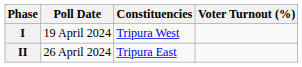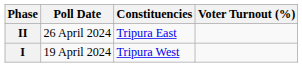rows swapped: (23, 33) <-> (23, 52)
